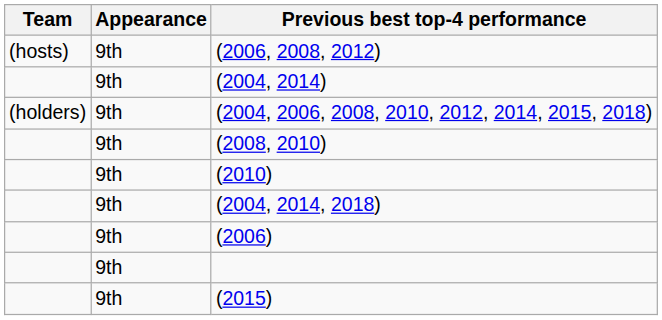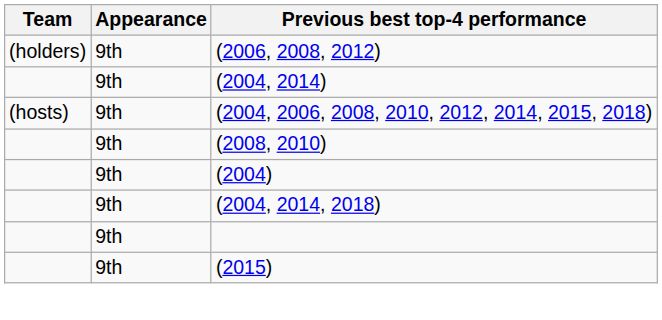(39, 50) (hosts) -> (48, 50) (holders)
(48, 112) (holders) -> (39, 112) (hosts)
- row: (244, 174)
+ row: (244, 174)
- row: (244, 236)
